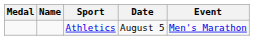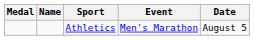columns swapped: (208, 12) <-> (142, 12)
